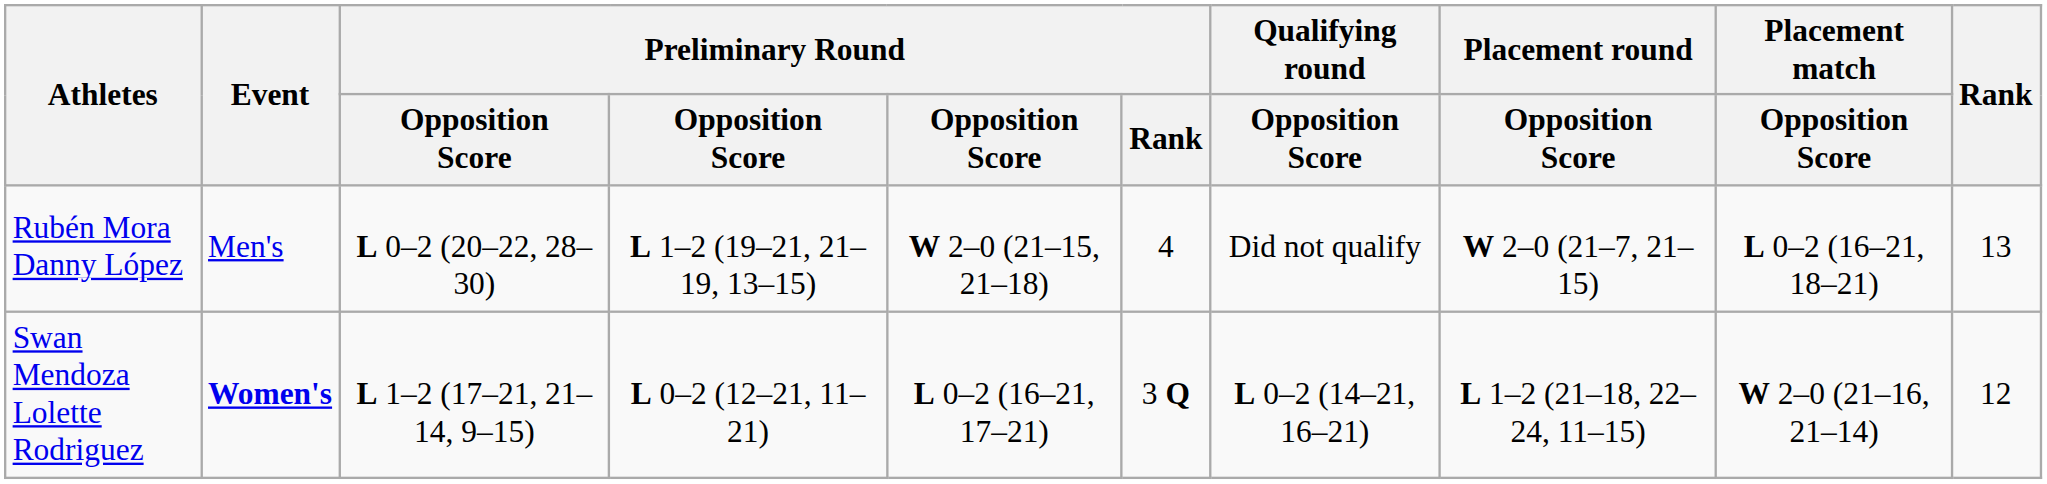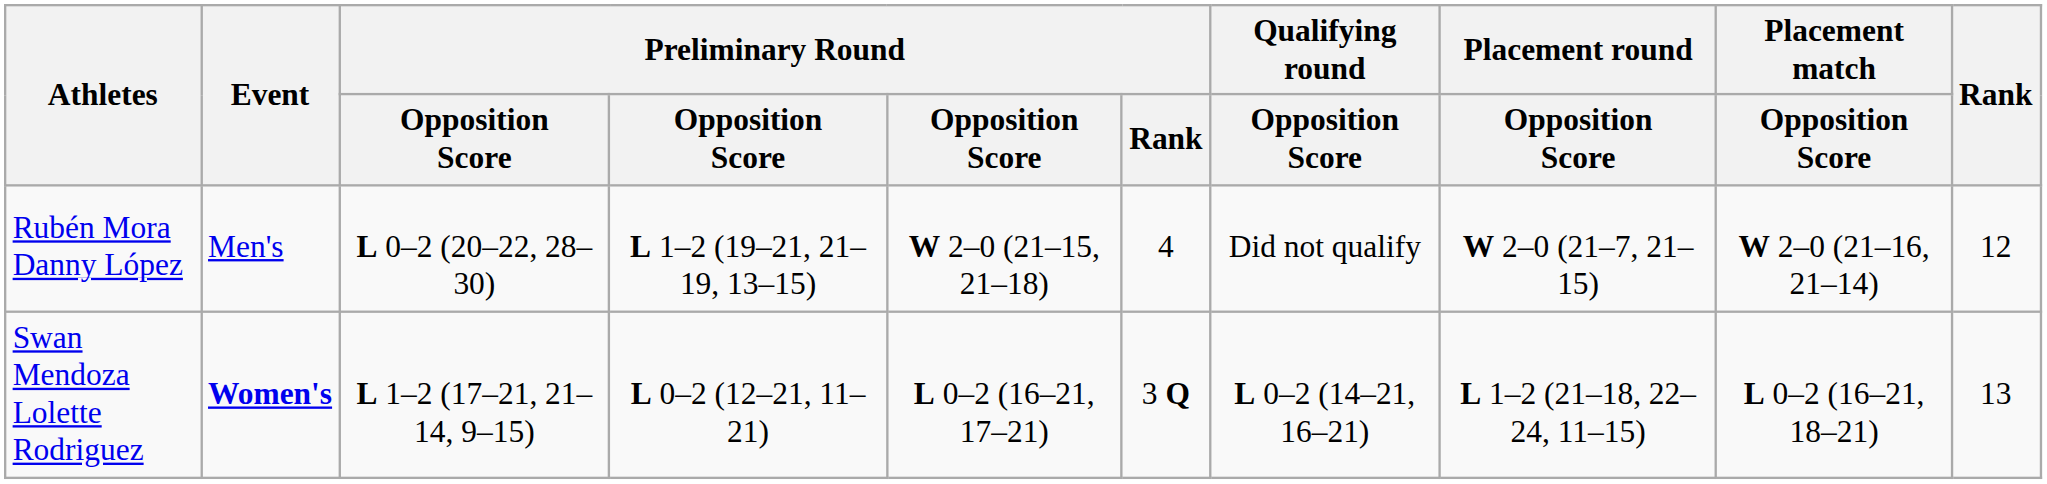(1834, 266) L 0–2 (16–21, 18–21) -> (1834, 266) W 2–0 (21–16, 21–14)
(1996, 248) 13 -> (1996, 248) 12
(1834, 412) W 2–0 (21–16, 21–14) -> (1834, 412) L 0–2 (16–21, 18–21)
(1996, 394) 12 -> (1996, 394) 13
